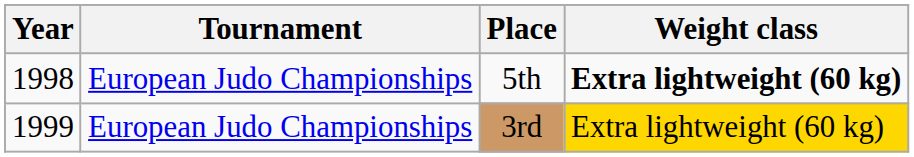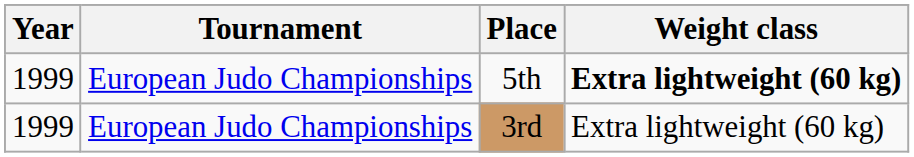(43, 77) 1998 -> (43, 77) 1999
(728, 126) gold background -> (728, 126) no background
